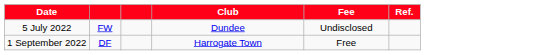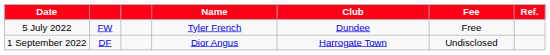+ column: (214, 12)
(346, 28) Undisclosed -> (471, 28) Free
(346, 43) Free -> (471, 43) Undisclosed
